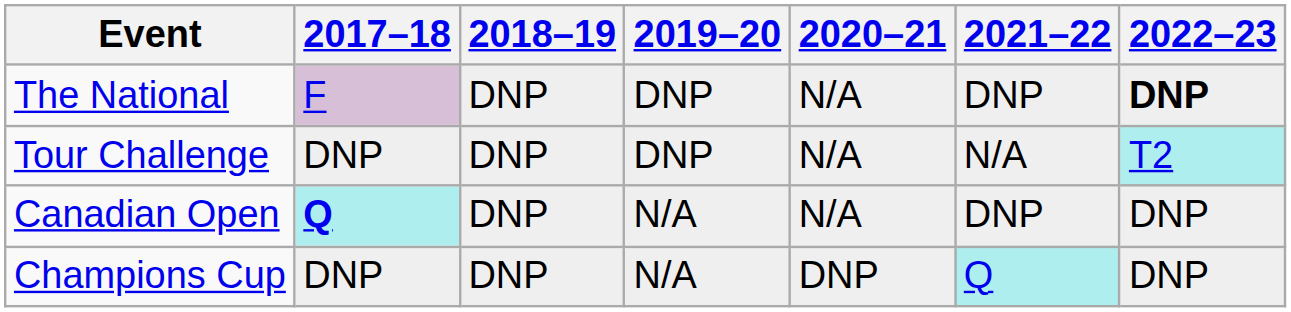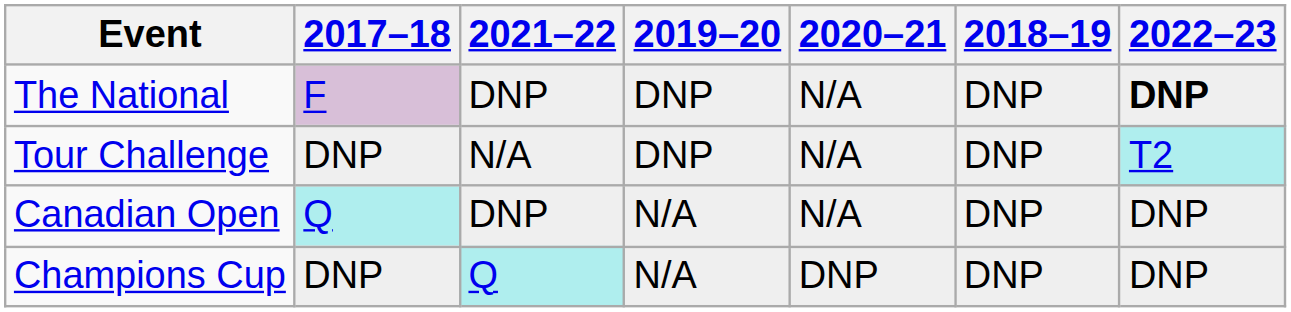columns swapped: (542, 34) <-> (1038, 34)
(318, 214) bold -> (318, 214) normal
